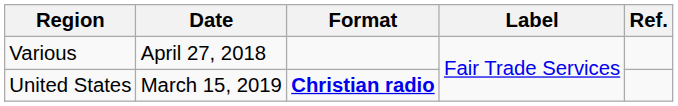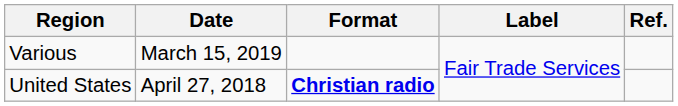(203, 52) April 27, 2018 -> (211, 52) March 15, 2019
(211, 85) March 15, 2019 -> (203, 85) April 27, 2018
